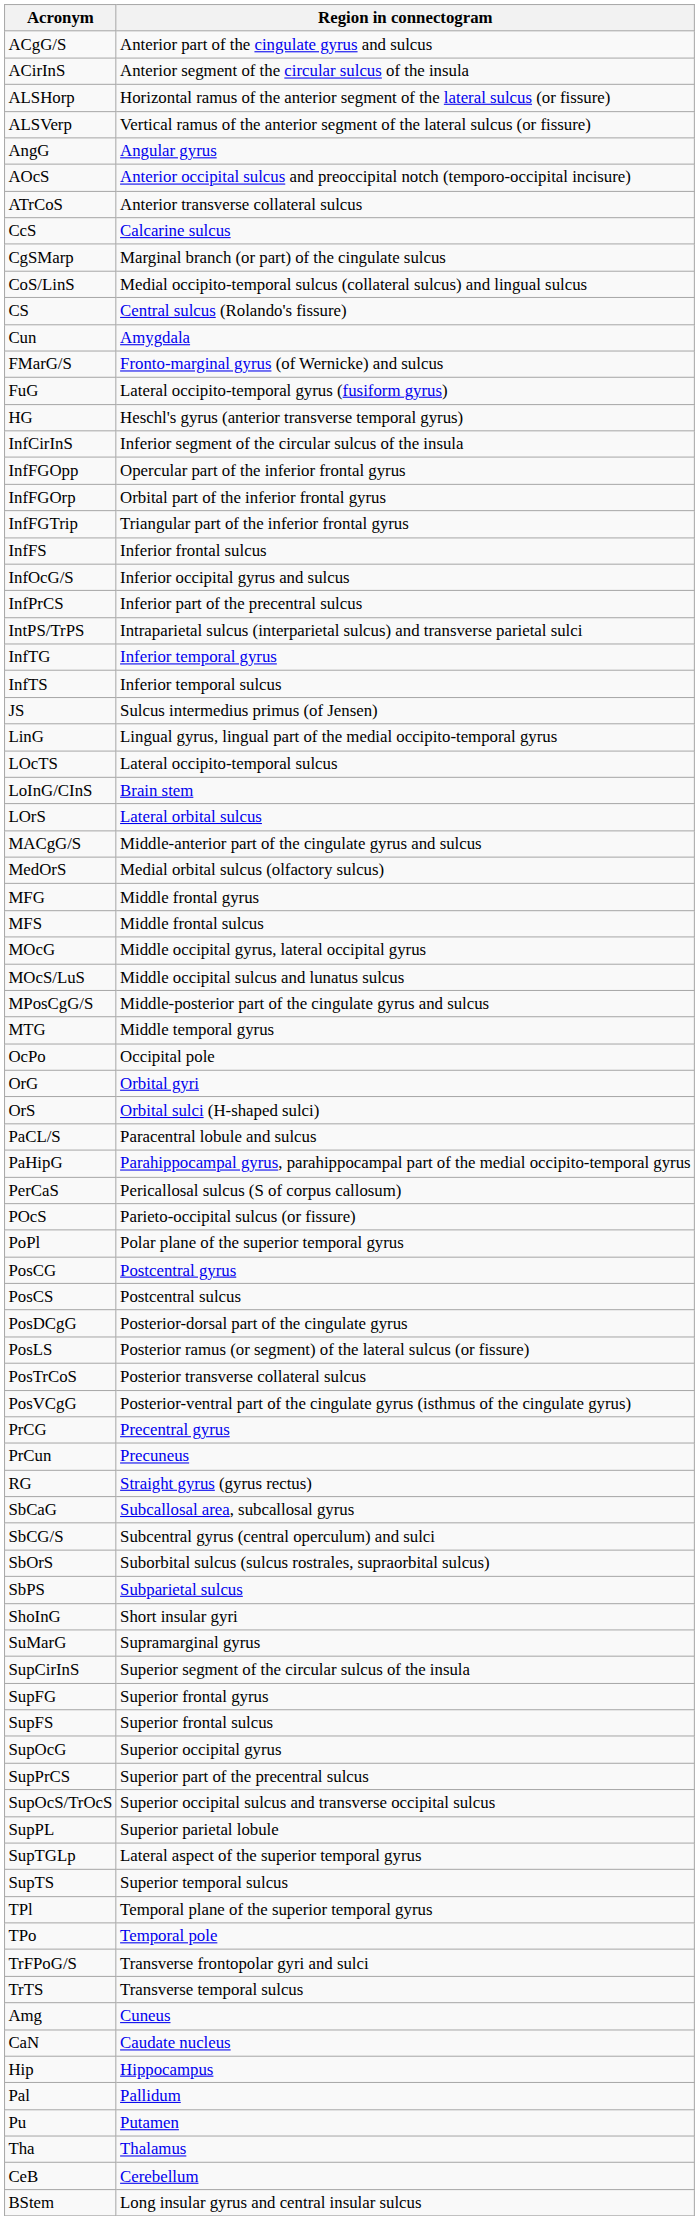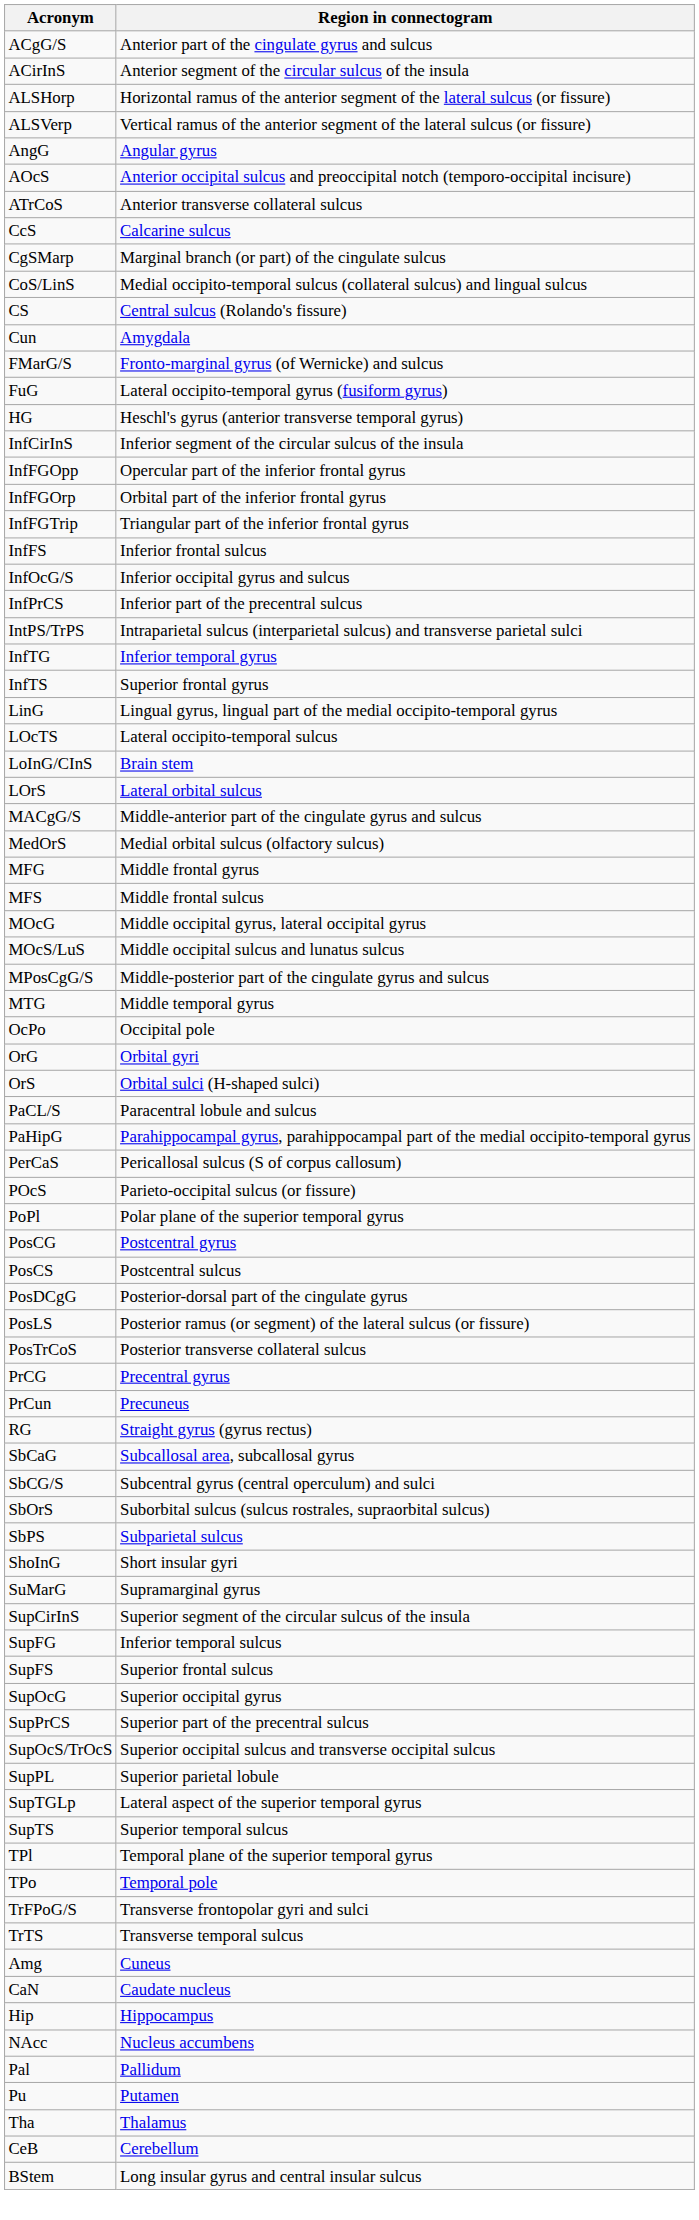(201, 683) Inferior temporal sulcus -> (194, 683) Superior frontal gyrus
- row: (16, 710)
- row: (42, 1403)
(194, 1696) Superior frontal gyrus -> (201, 1643) Inferior temporal sulcus
+ row: (28, 2042)
